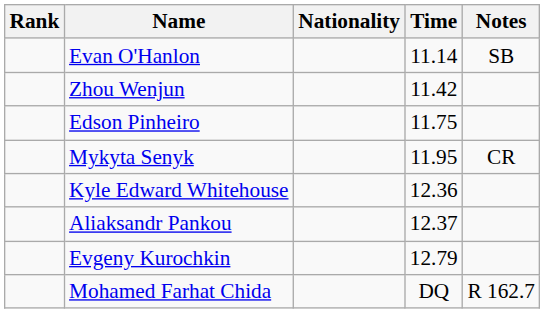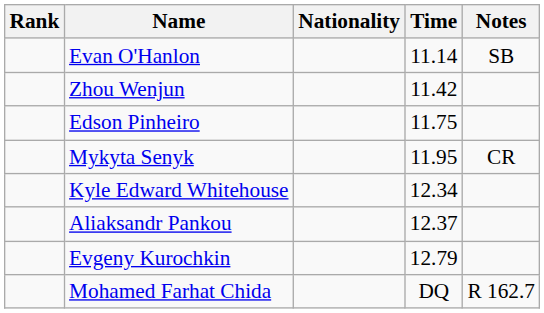(434, 190) 12.36 -> (434, 190) 12.34
